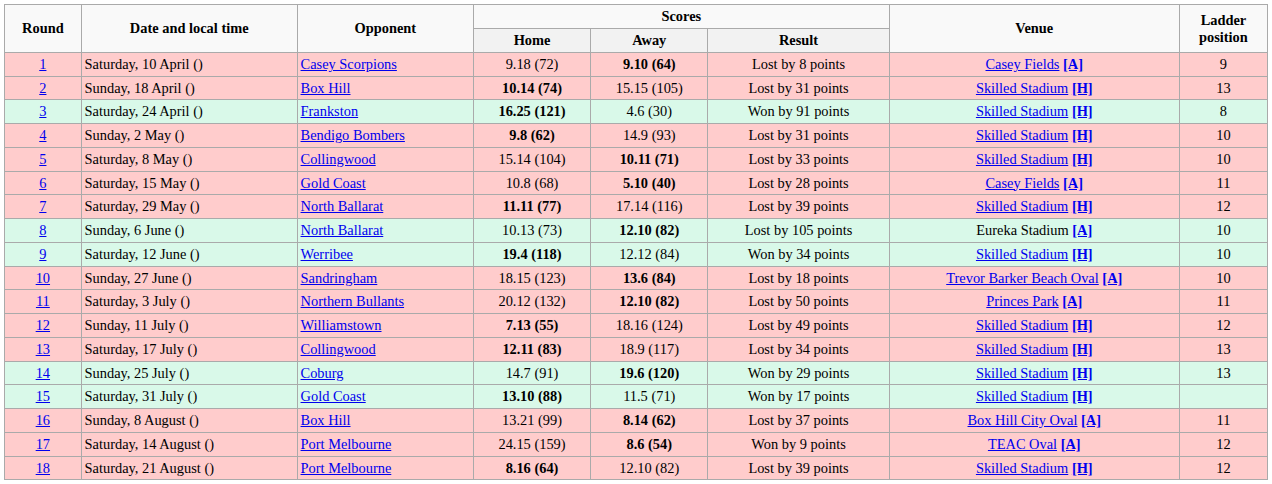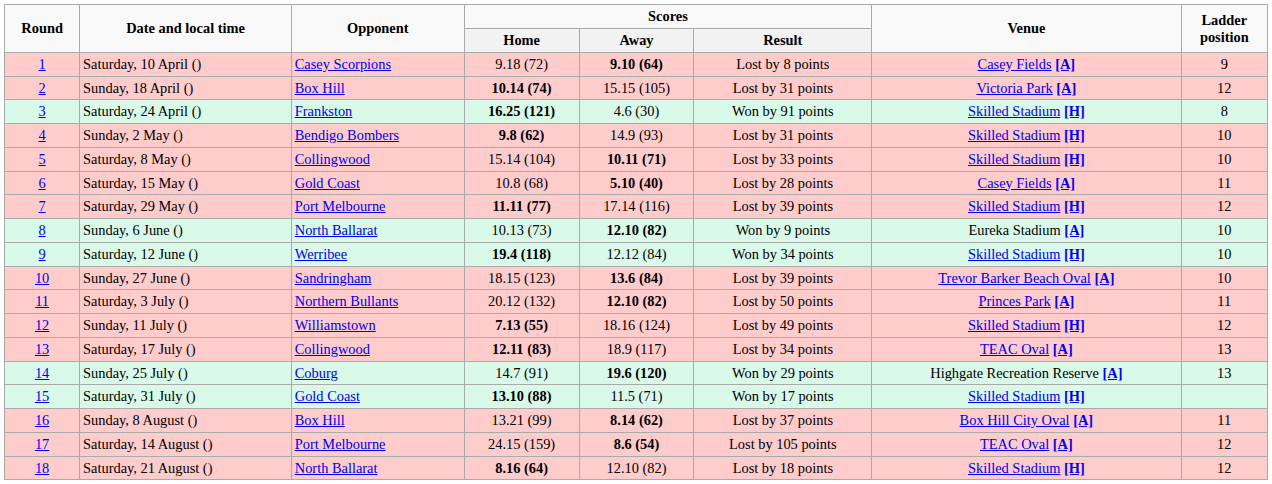(1034, 88) Skilled Stadium [H] -> (1026, 88) Victoria Park [A]
(1223, 88) 13 -> (1224, 88) 12
(342, 206) North Ballarat -> (340, 206) Port Melbourne
(799, 230) Lost by 105 points -> (783, 230) Won by 9 points
(799, 278) Lost by 18 points -> (783, 278) Lost by 39 points
(1034, 349) Skilled Stadium [H] -> (1026, 349) TEAC Oval [A]
(1034, 373) Skilled Stadium [H] -> (1026, 373) Highgate Recreation Reserve [A]
(799, 444) Won by 9 points -> (783, 444) Lost by 105 points
(346, 468) Port Melbourne -> (336, 468) North Ballarat
(799, 468) Lost by 39 points -> (783, 468) Lost by 18 points
